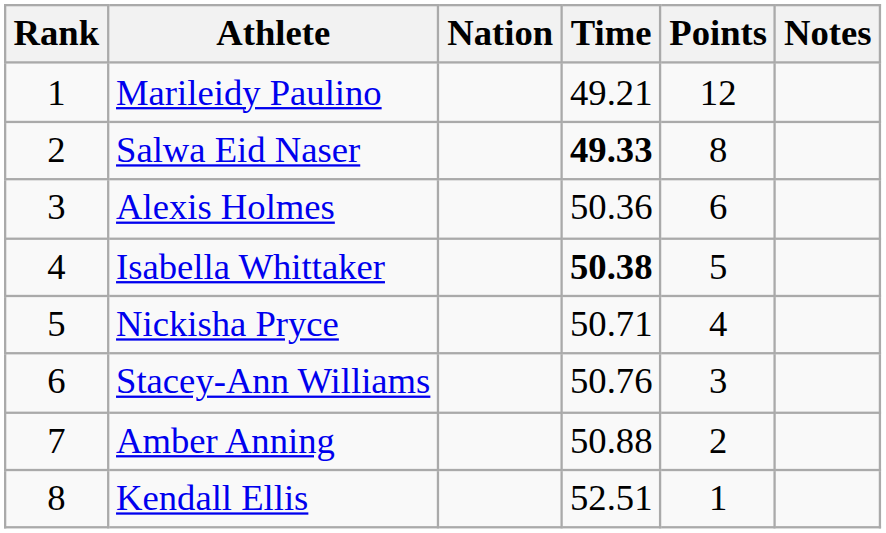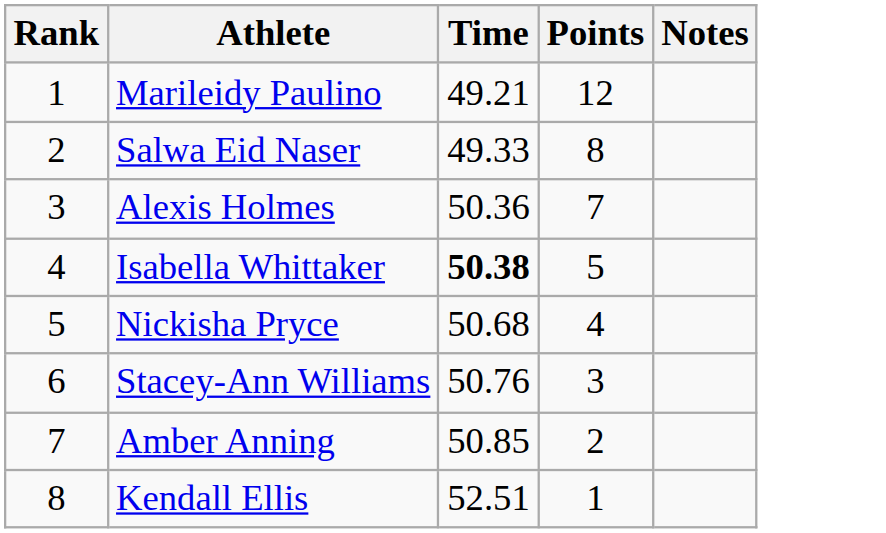- column: (500, 33)
(611, 149) bold -> (488, 149) normal
(718, 207) 6 -> (595, 207) 7
(611, 324) 50.71 -> (488, 324) 50.68
(611, 440) 50.88 -> (488, 440) 50.85
